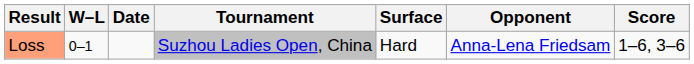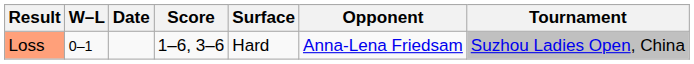columns swapped: (265, 18) <-> (652, 18)
